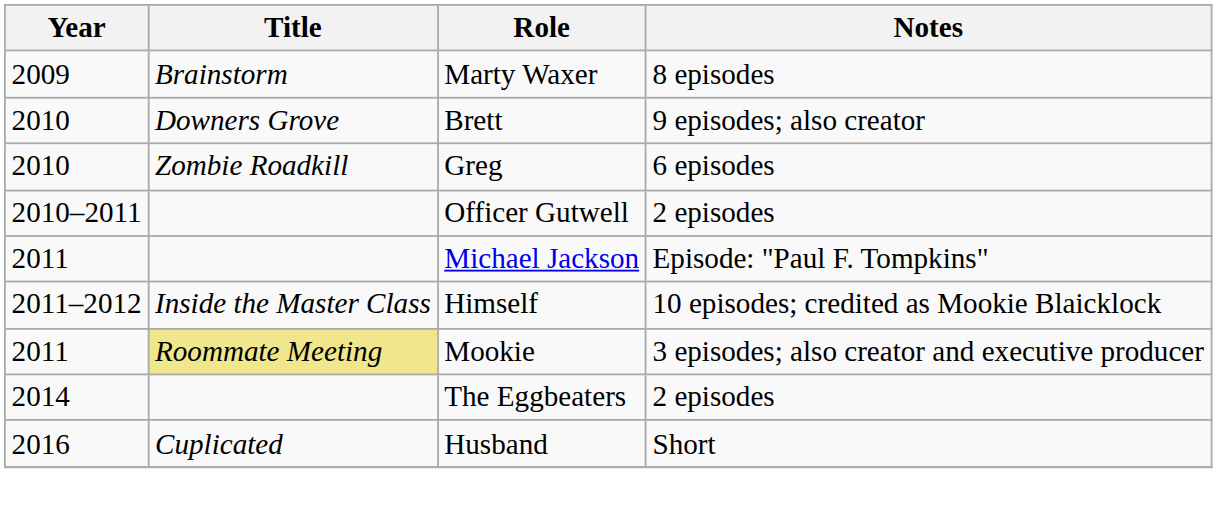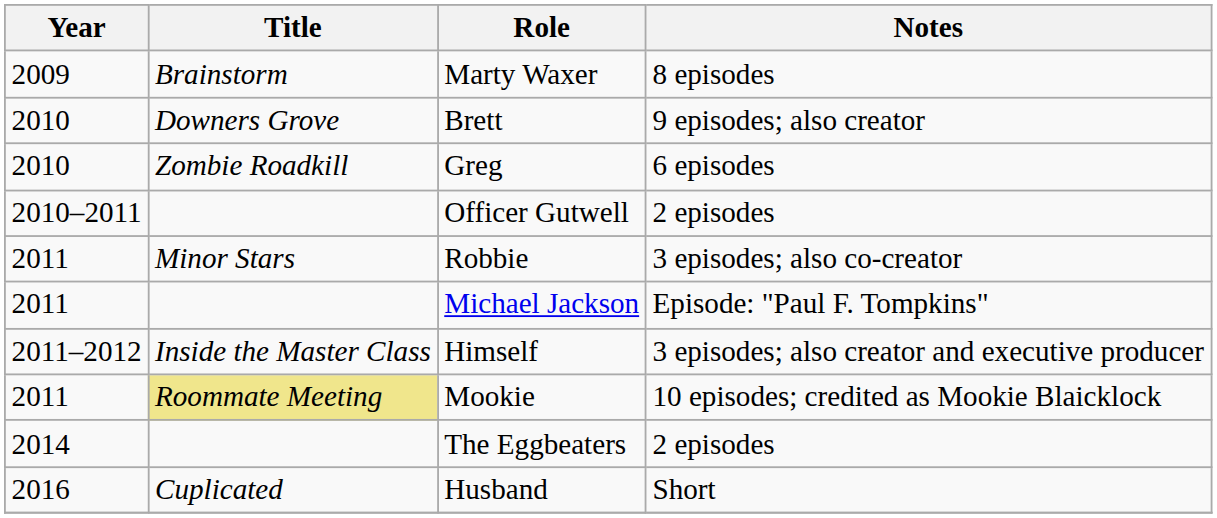+ row: (486, 258)
(907, 304) 10 episodes; credited as Mookie Blaicklock -> (928, 350) 3 episodes; also creator and executive producer
(928, 350) 3 episodes; also creator and executive producer -> (907, 397) 10 episodes; credited as Mookie Blaicklock
